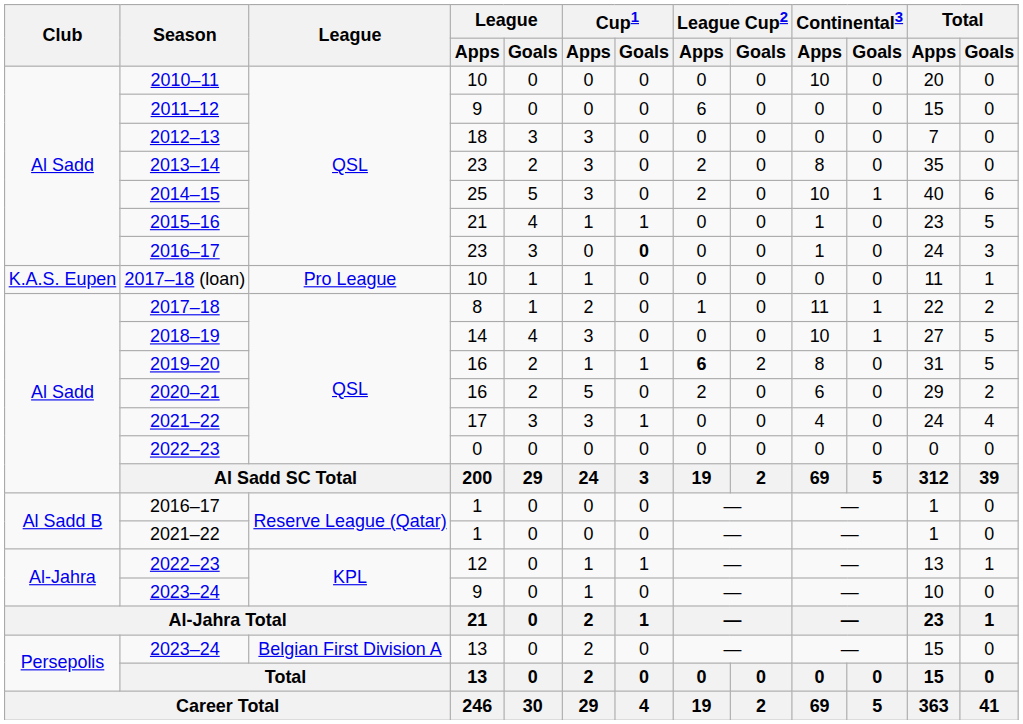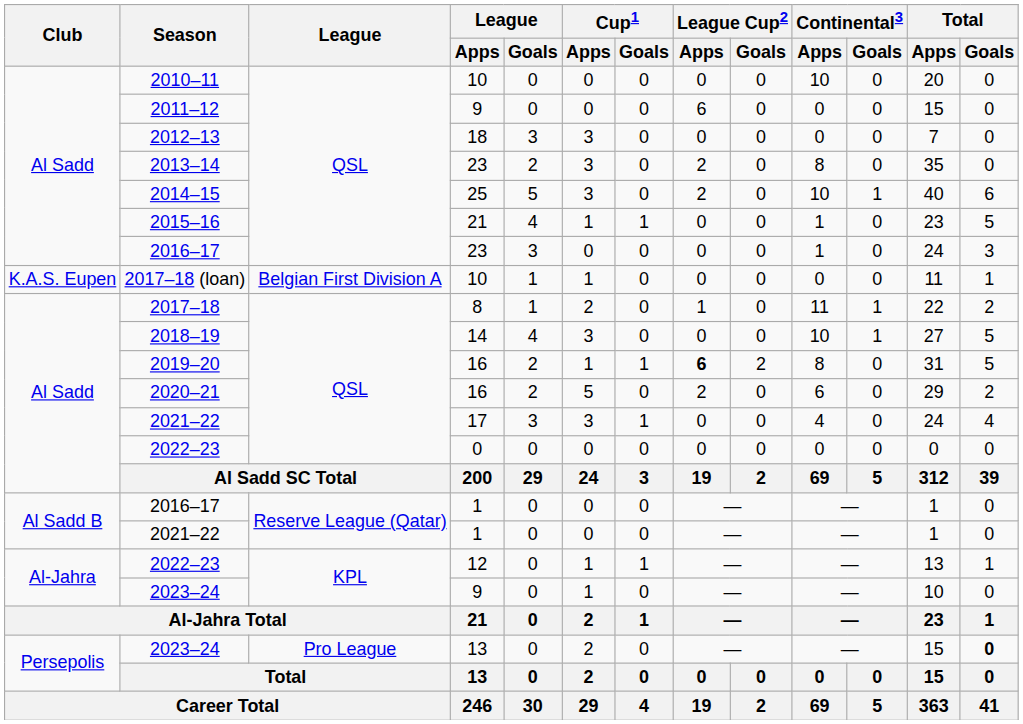(644, 250) bold -> (644, 250) normal
(350, 279) Pro League -> (350, 279) Belgian First Division A
(350, 648) Belgian First Division A -> (350, 648) Pro League
(989, 648) normal -> (989, 648) bold
